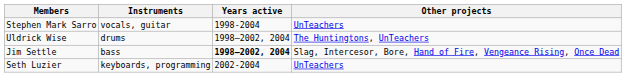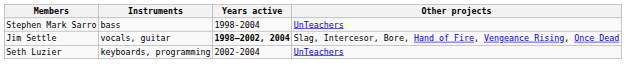(135, 25) vocals, guitar -> (110, 25) bass
- row: (36, 38)
(110, 52) bass -> (135, 38) vocals, guitar
